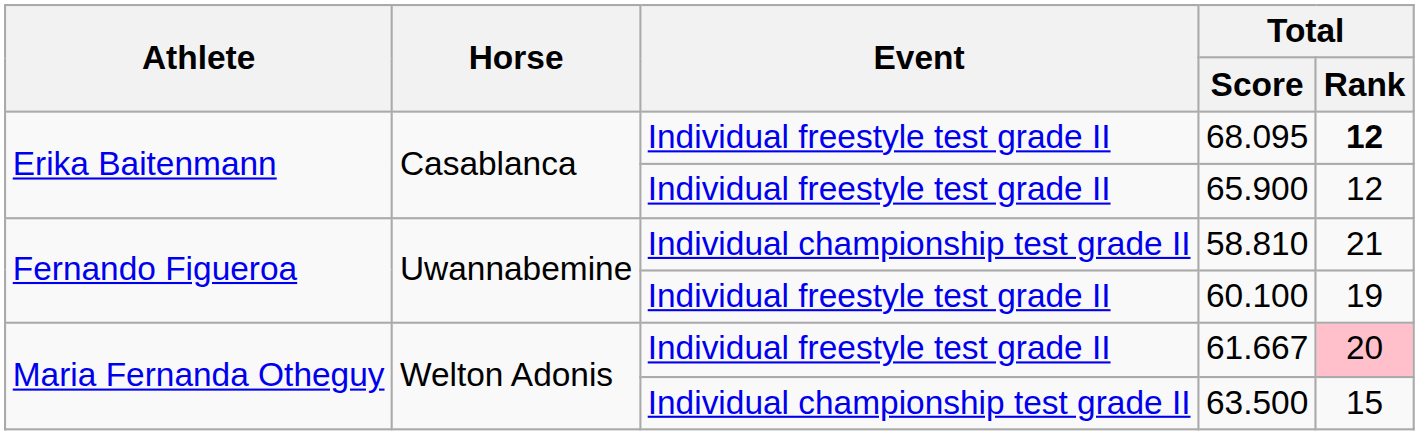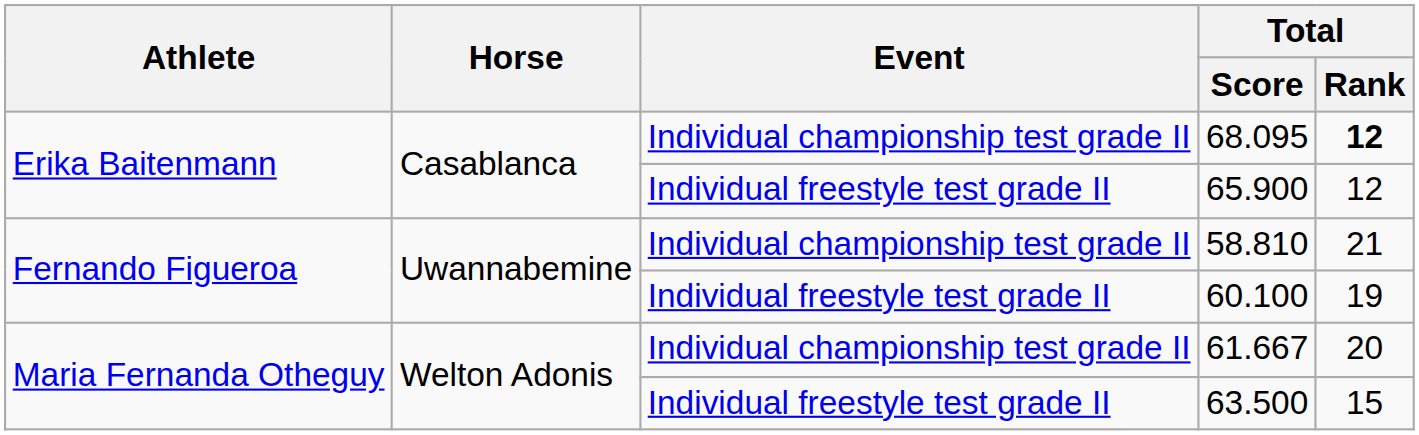(879, 137) Individual freestyle test grade II -> (919, 137) Individual championship test grade II
(879, 349) Individual freestyle test grade II -> (919, 349) Individual championship test grade II
(1365, 349) pink background -> (1365, 349) no background
(919, 402) Individual championship test grade II -> (879, 402) Individual freestyle test grade II
